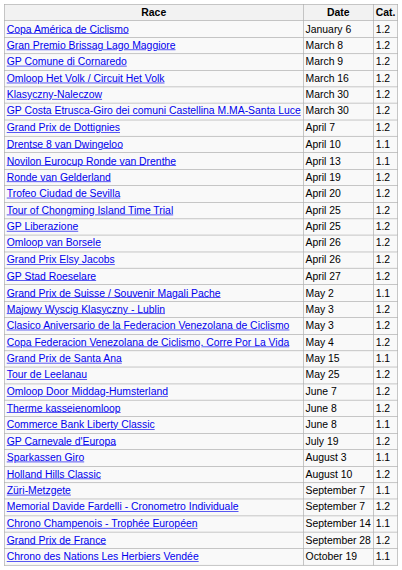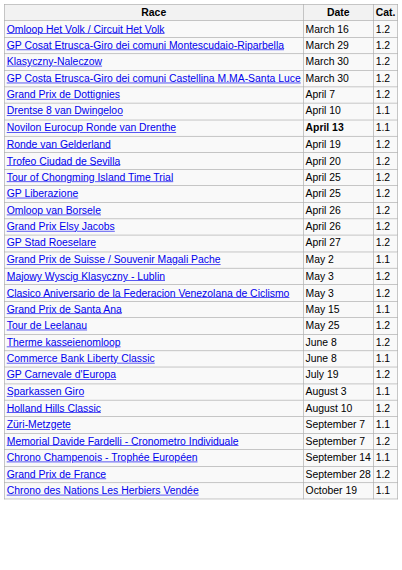- row: (68, 29)
- row: (91, 45)
- row: (67, 62)
+ row: (145, 45)
(323, 161) normal -> (325, 128) bold
- row: (148, 342)
- row: (87, 392)
